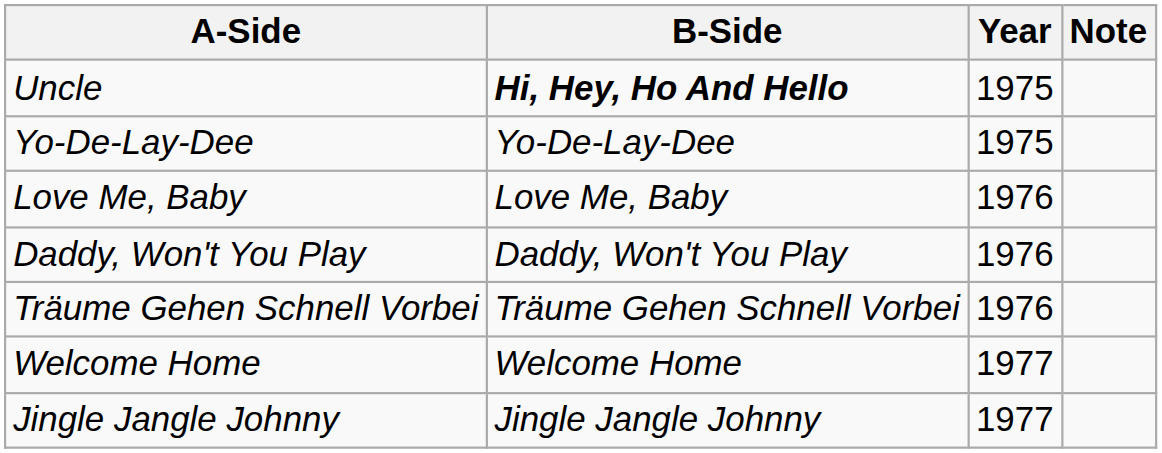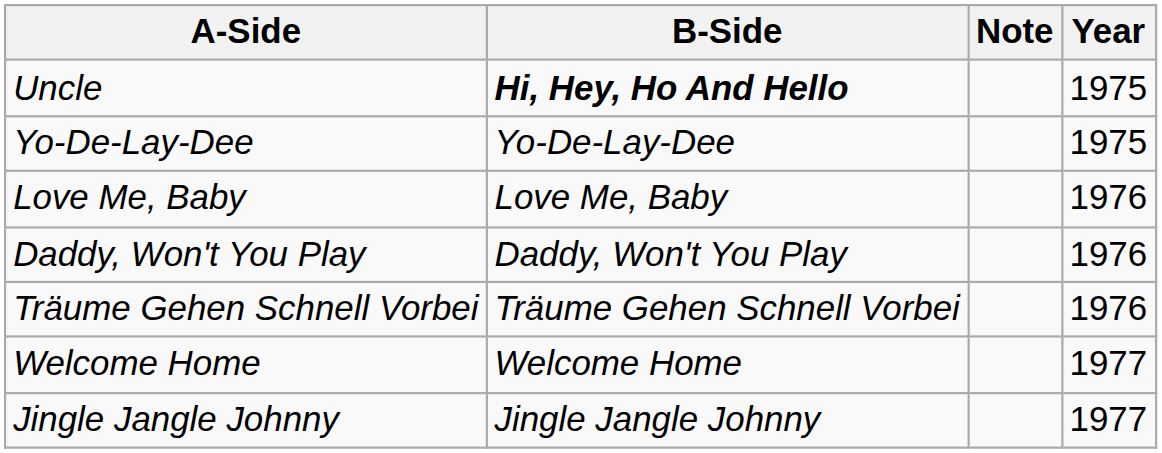columns swapped: (1015, 32) <-> (1108, 32)
